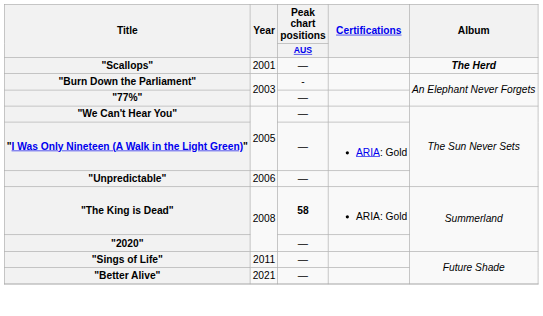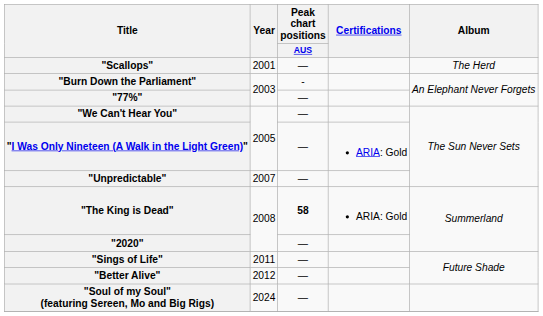(474, 65) bold -> (474, 65) normal
(264, 178) 2006 -> (264, 178) 2007
(264, 275) 2021 -> (264, 275) 2012
+ row: (127, 297)
